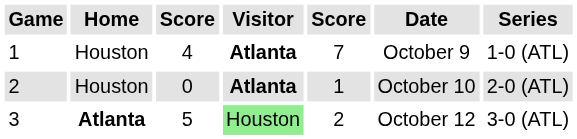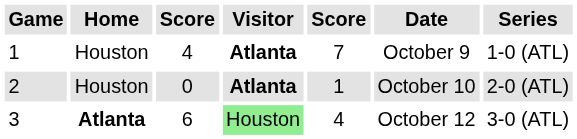(187, 119) 5 -> (187, 119) 6
(339, 119) 2 -> (339, 119) 4
